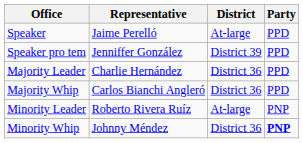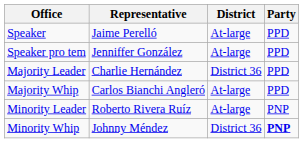(236, 52) District 39 -> (230, 52) At-large
(236, 90) District 36 -> (230, 90) At-large
